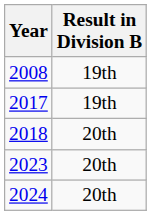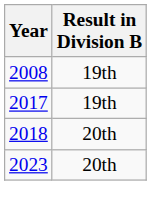- row: (28, 195)
